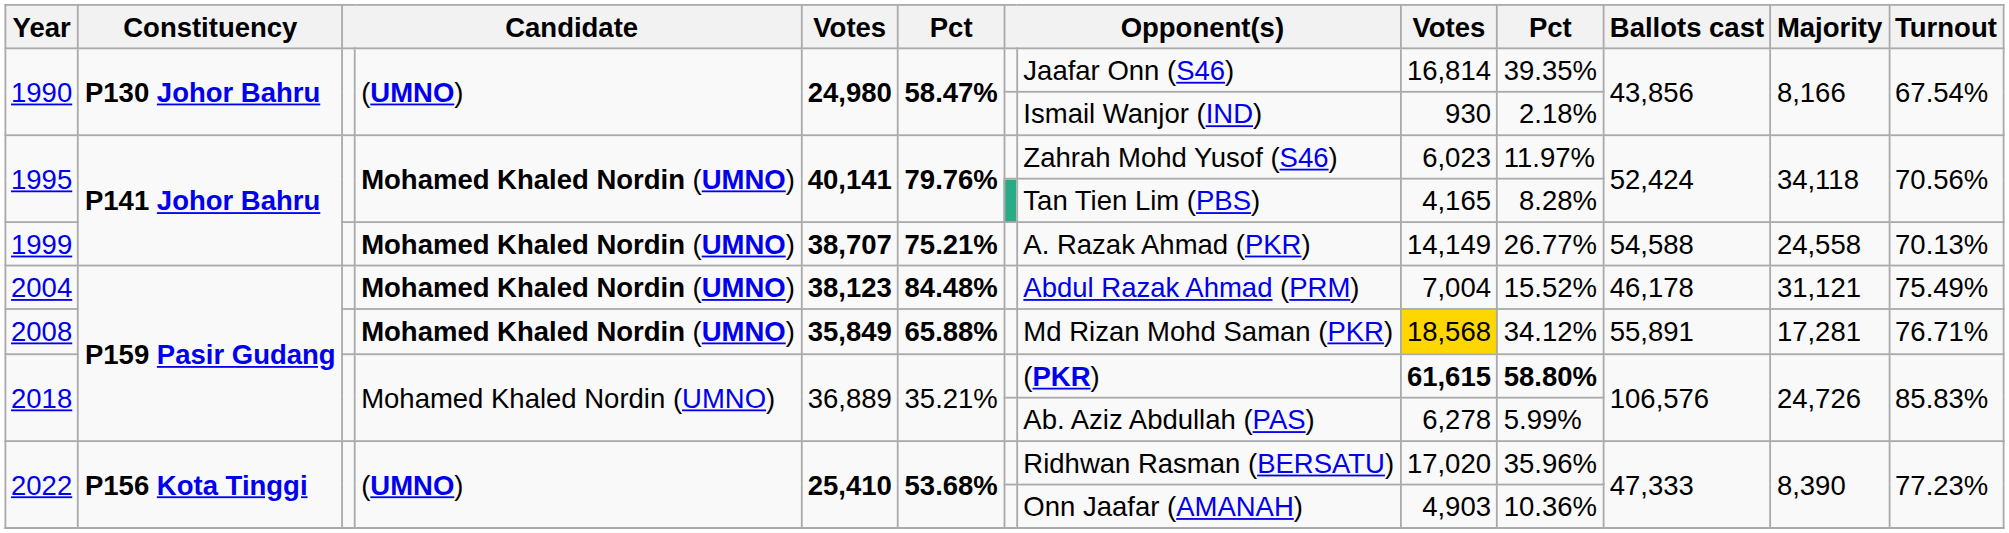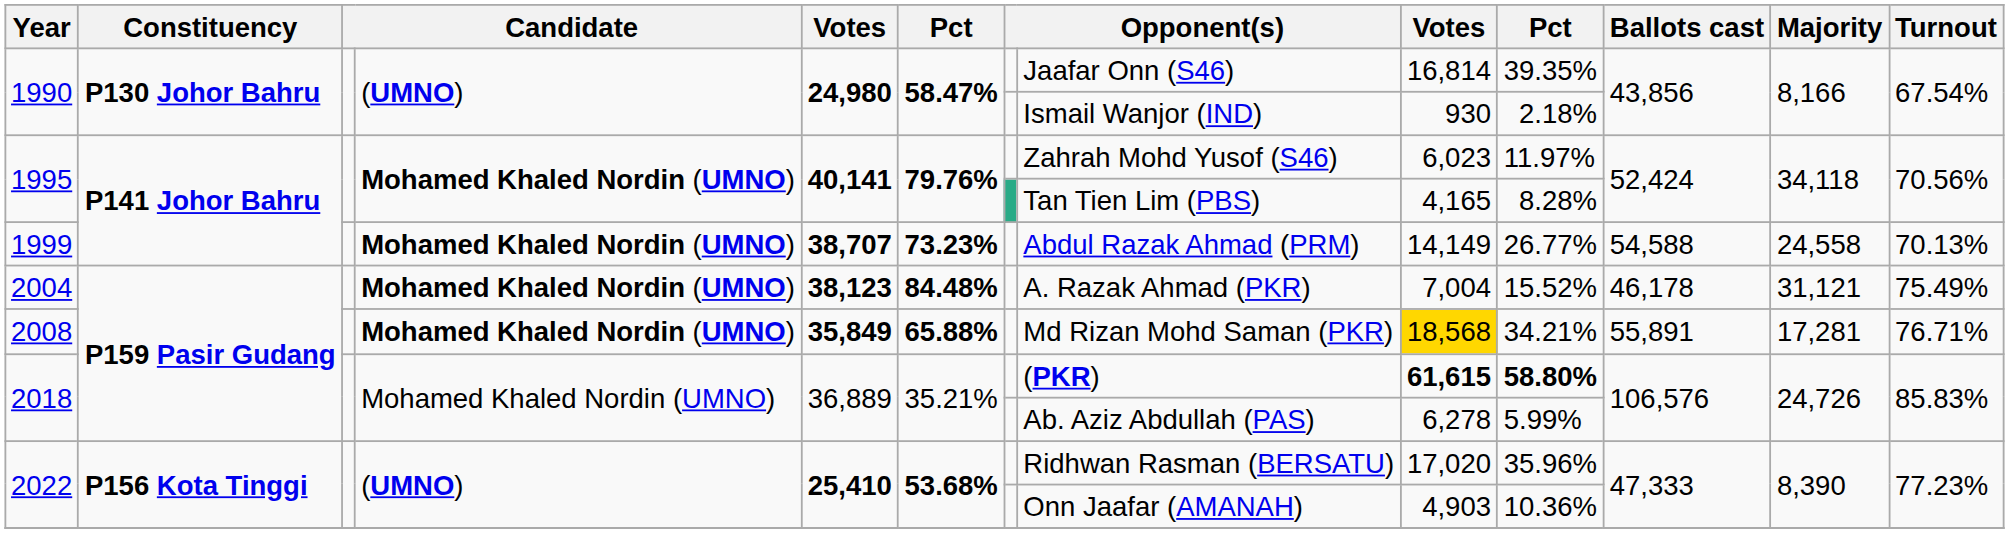(951, 244) 75.21% -> (951, 244) 73.23%
(1167, 244) A. Razak Ahmad (PKR) -> (1191, 244) Abdul Razak Ahmad (PRM)
(1191, 288) Abdul Razak Ahmad (PRM) -> (1167, 288) A. Razak Ahmad (PKR)
(1550, 332) 34.12% -> (1550, 332) 34.21%
